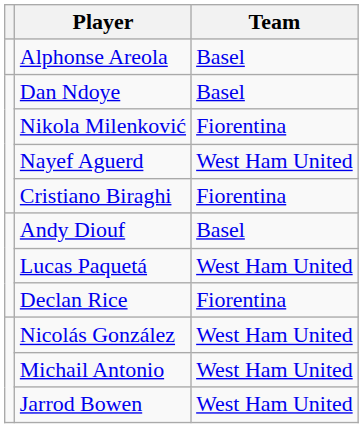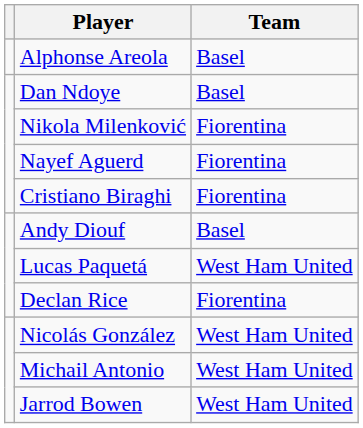(274, 160) West Ham United -> (241, 160) Fiorentina
